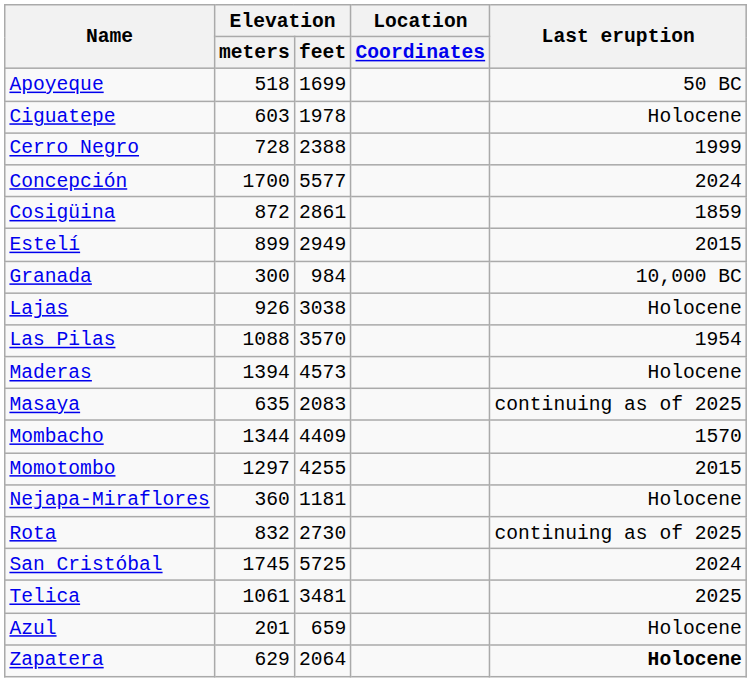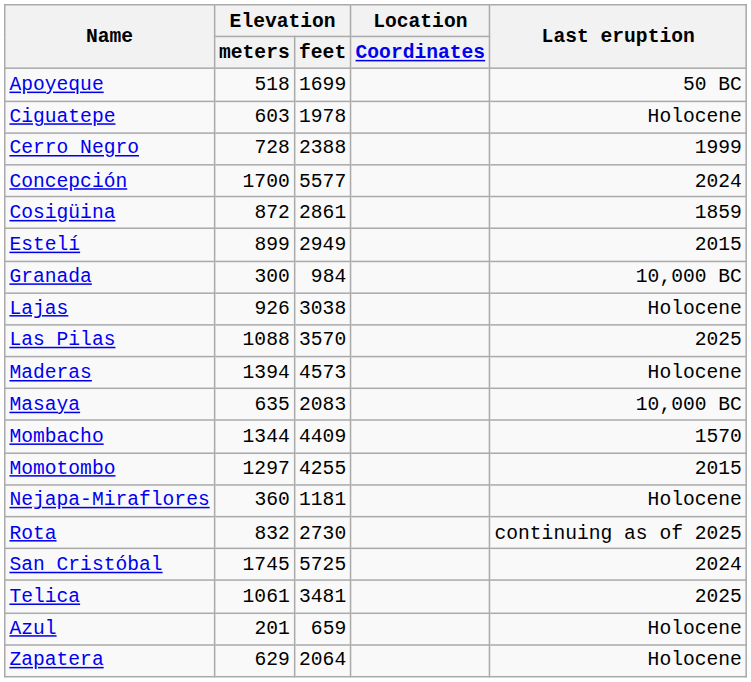(718, 341) 1954 -> (718, 341) 2025
(618, 405) continuing as of 2025 -> (689, 405) 10,000 BC
(695, 661) bold -> (695, 661) normal
